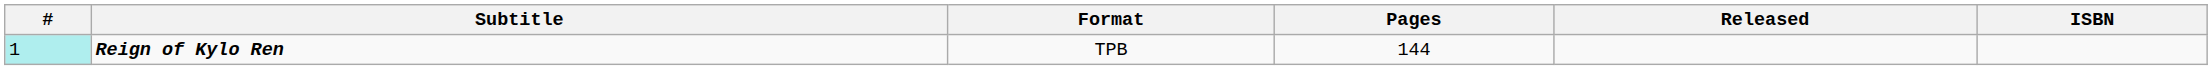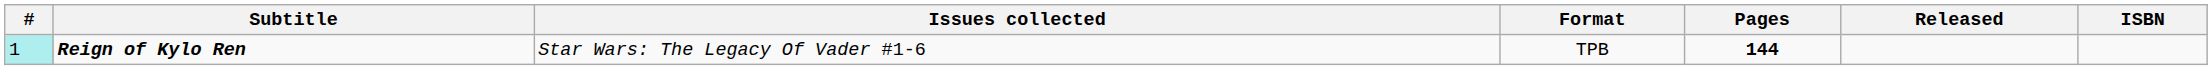+ column: (1017, 20)
(1414, 50) normal -> (1762, 50) bold
